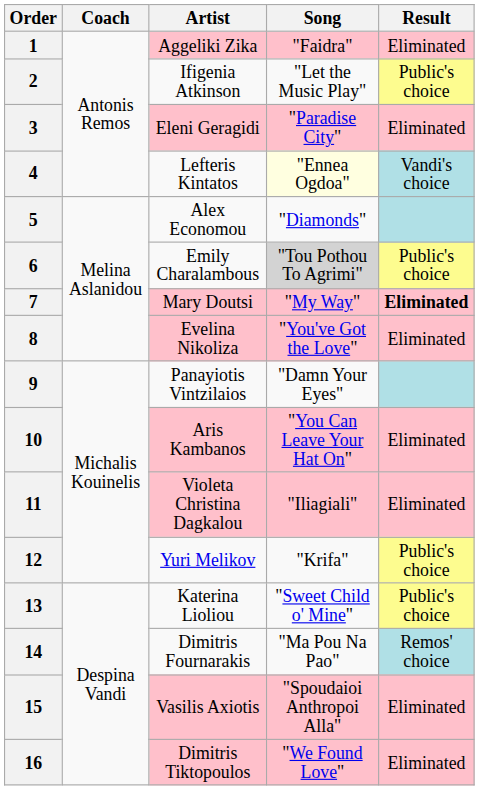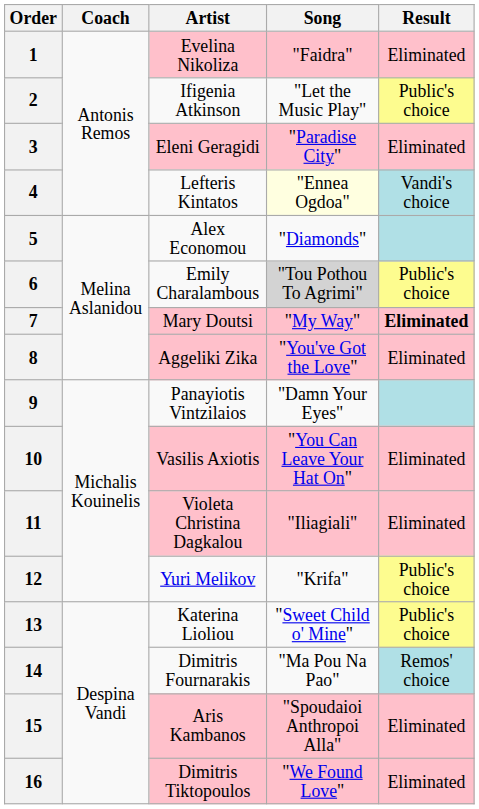(208, 45) Aggeliki Zika -> (208, 55) Evelina Nikoliza
(208, 338) Evelina Nikoliza -> (208, 357) Aggeliki Zika
(208, 440) Aris Kambanos -> (208, 458) Vasilis Axiotis
(208, 707) Vasilis Axiotis -> (208, 726) Aris Kambanos
